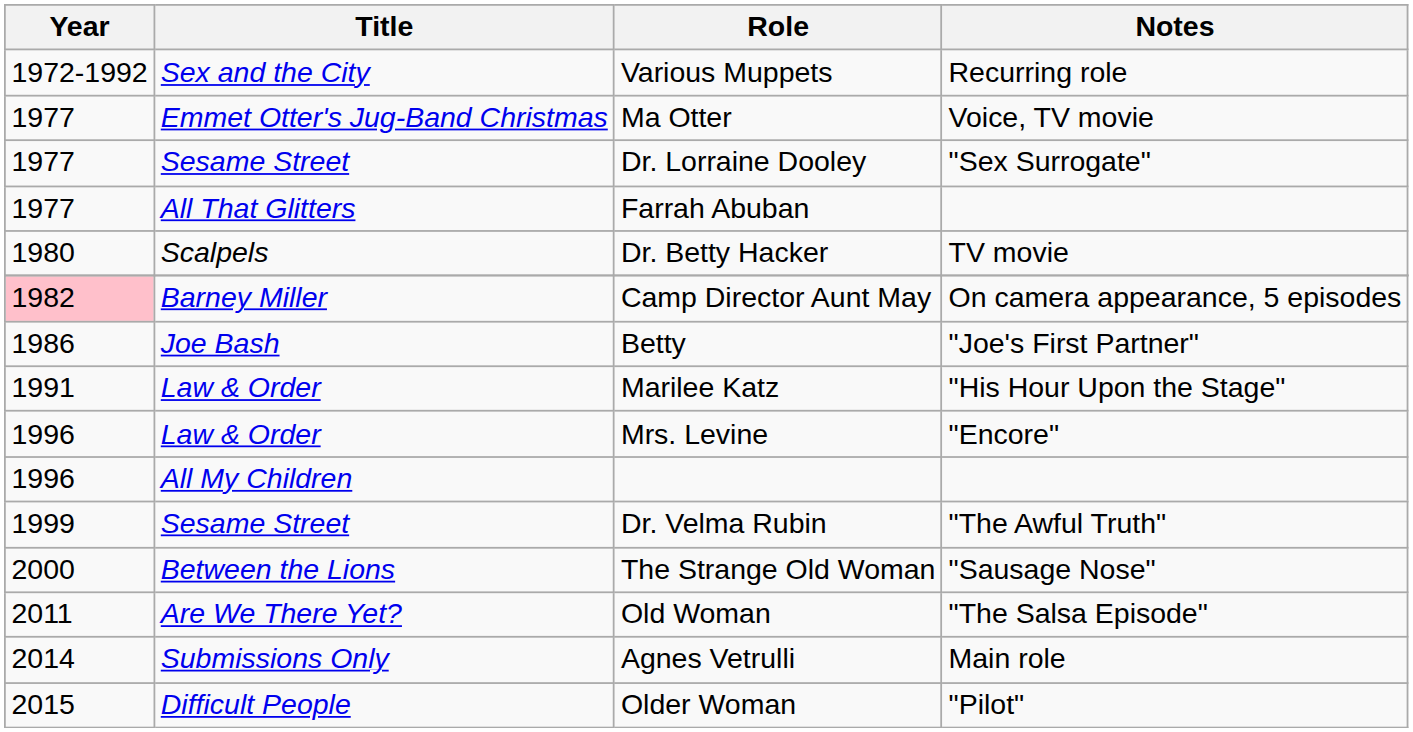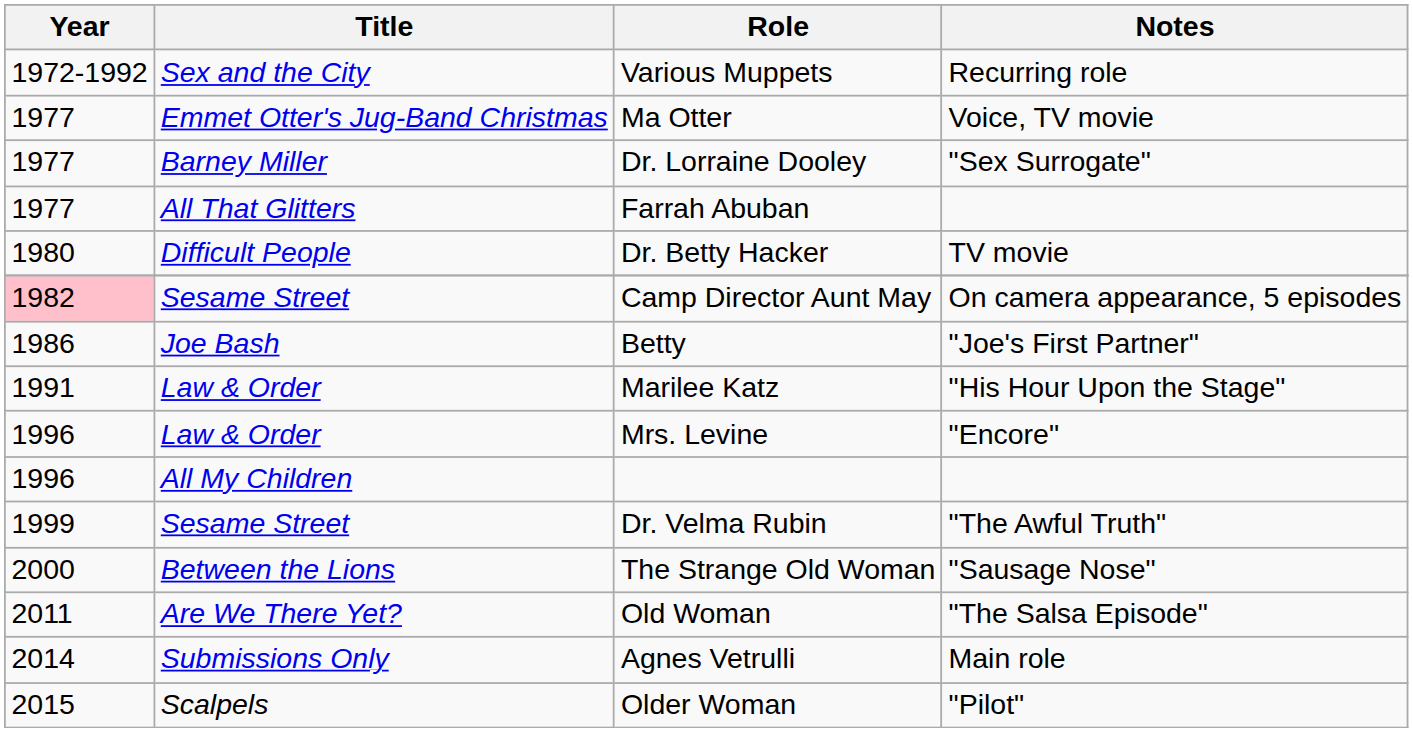(255, 162) Sesame Street -> (244, 162) Barney Miller
(215, 252) Scalpels -> (256, 252) Difficult People
(244, 298) Barney Miller -> (255, 298) Sesame Street
(256, 704) Difficult People -> (215, 704) Scalpels
